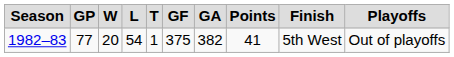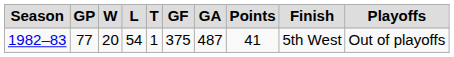(210, 40) 382 -> (210, 40) 487
